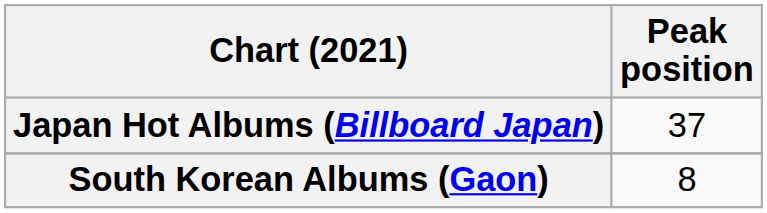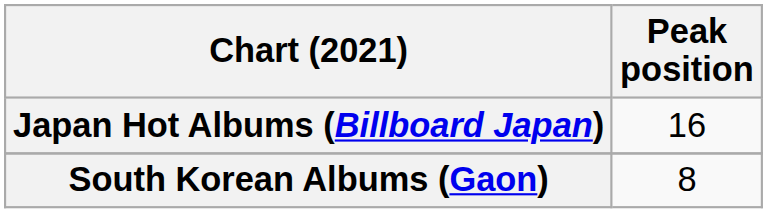(687, 125) 37 -> (687, 125) 16
